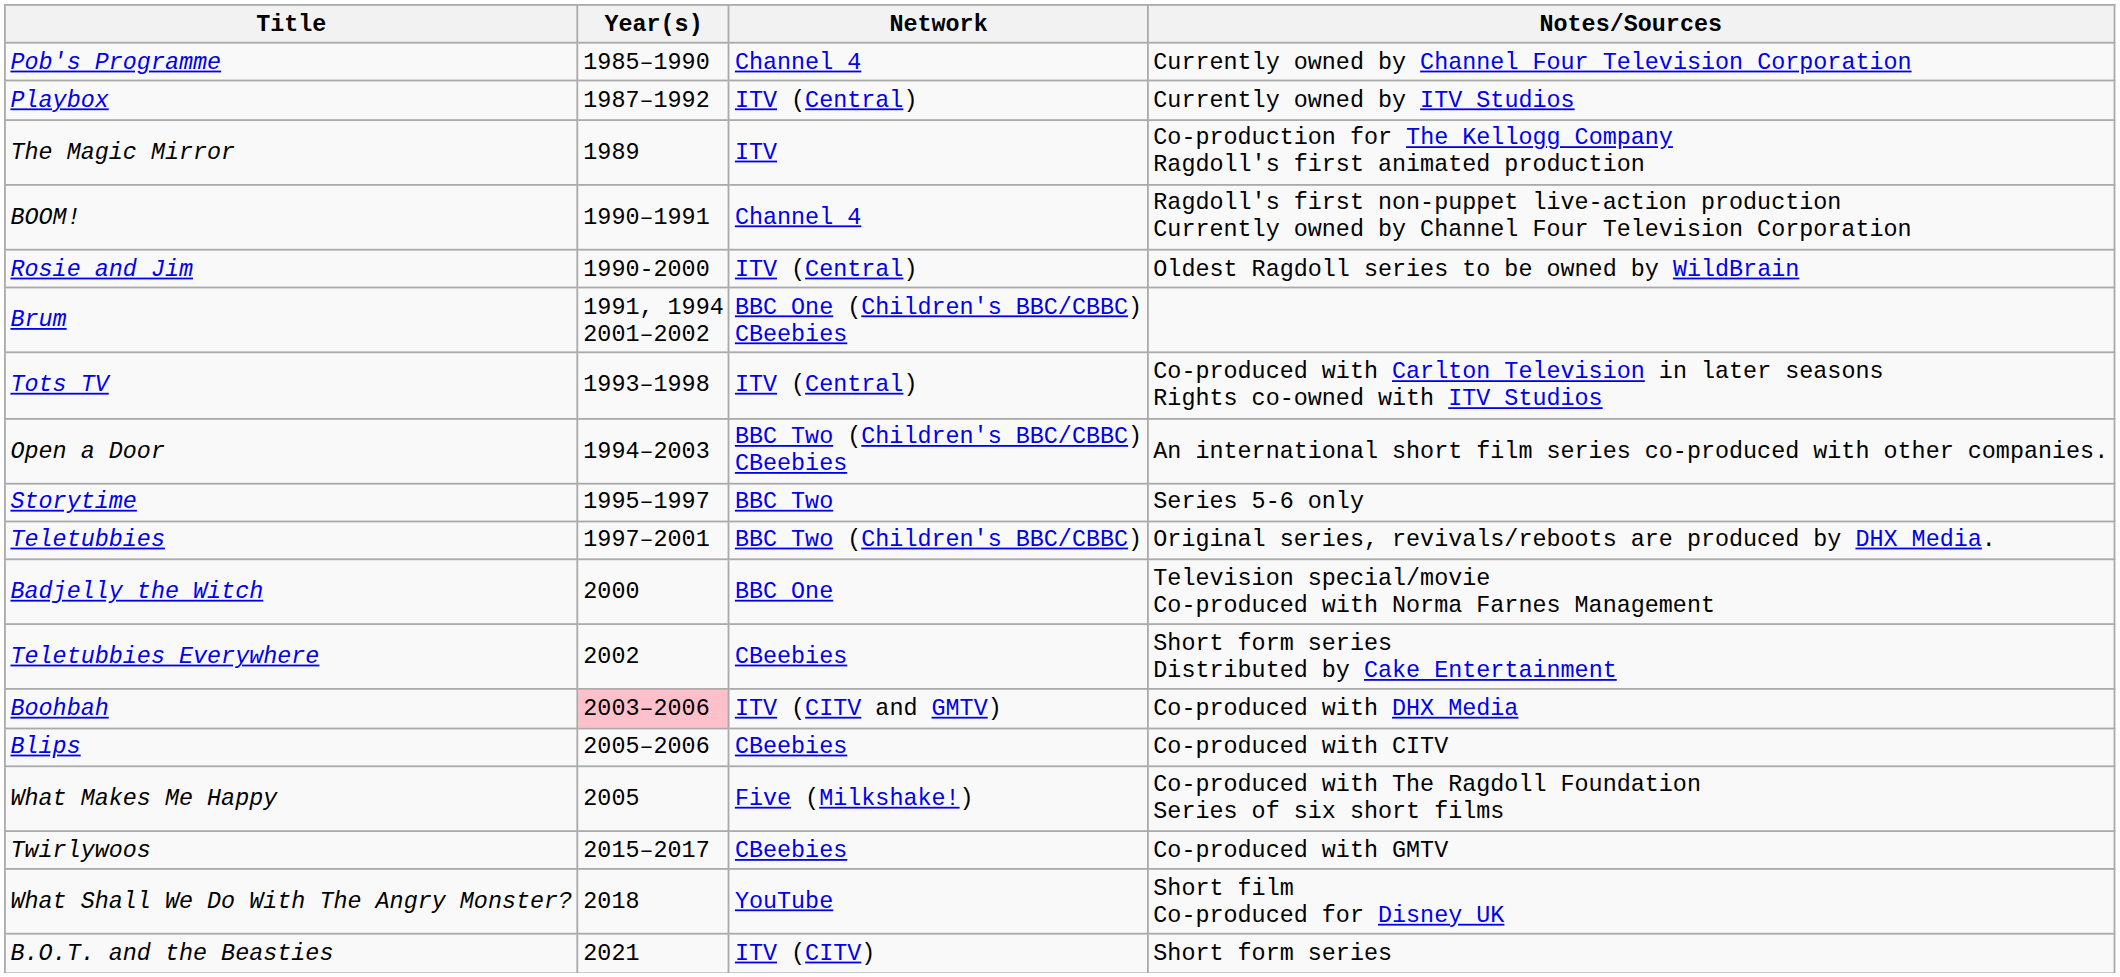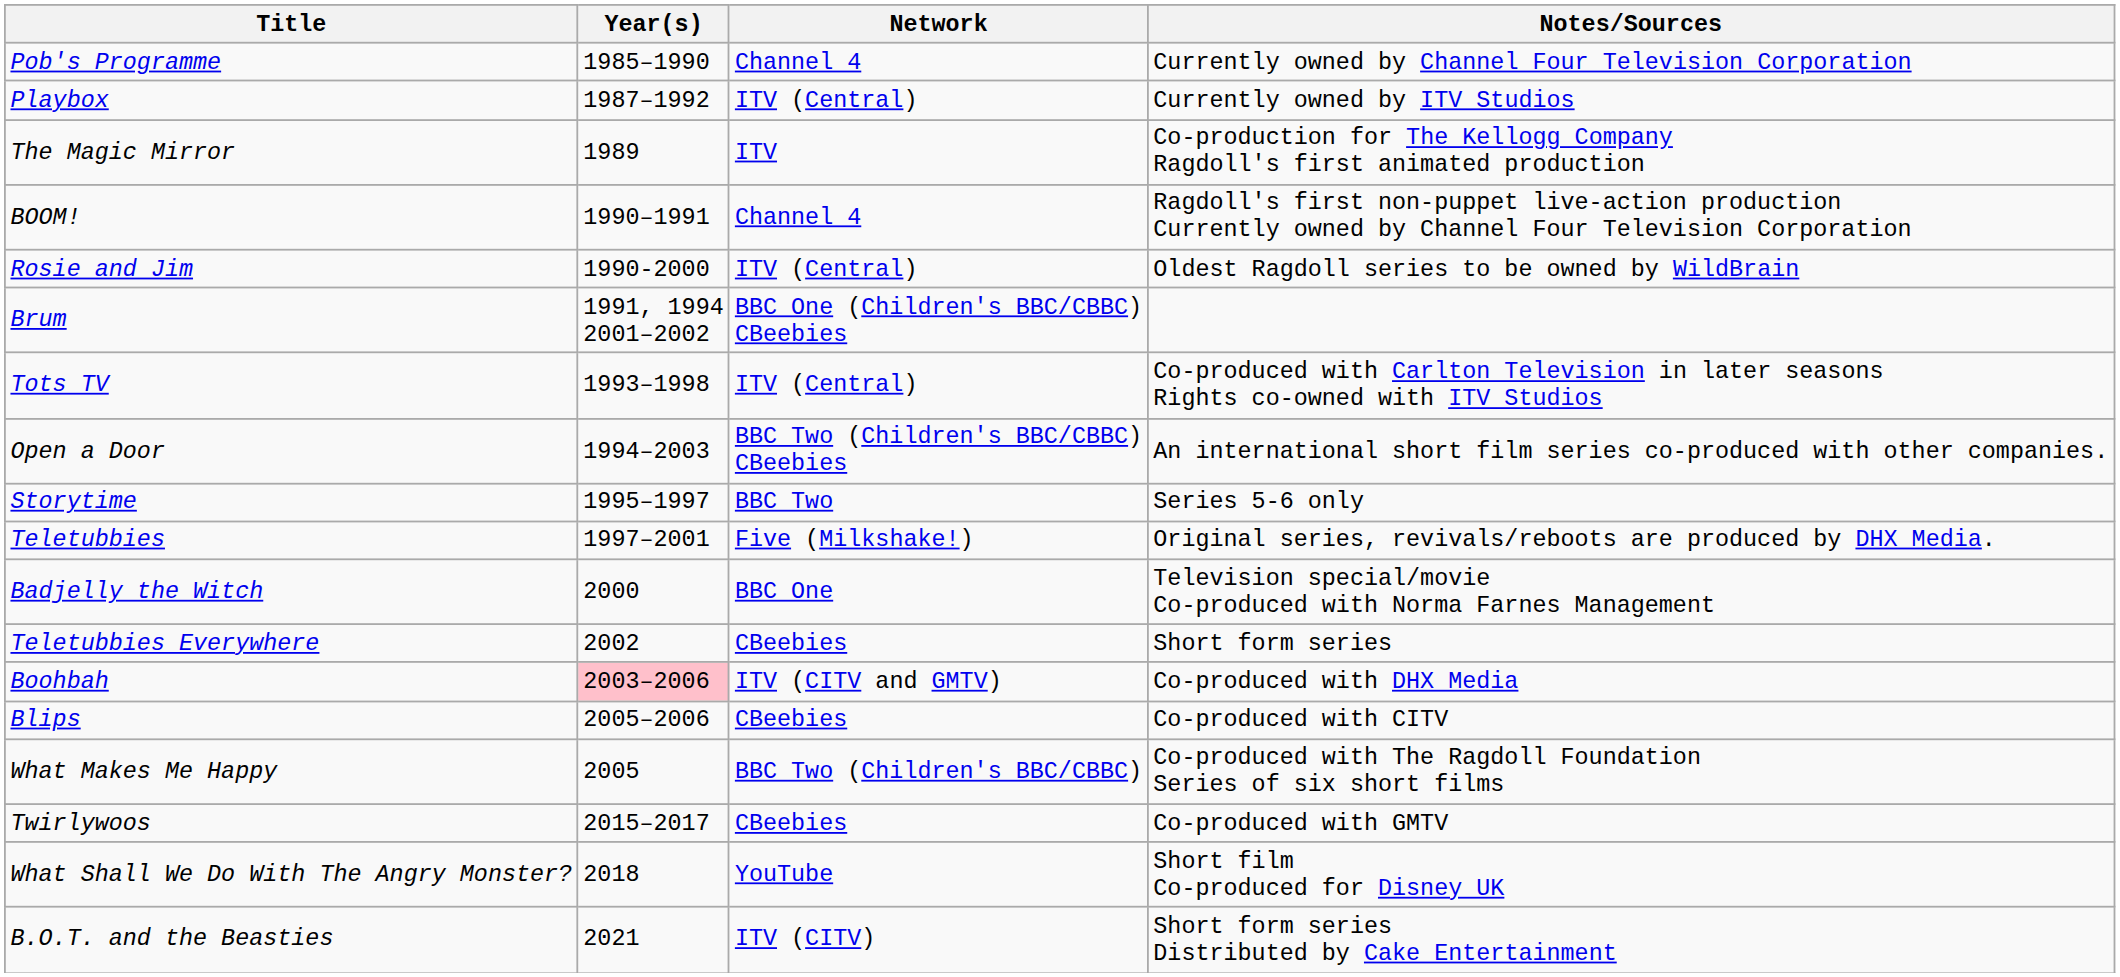(939, 540) BBC Two (Children's BBC/CBBC) -> (854, 540) Five (Milkshake!)
(1385, 657) Short form series Distributed by Cake Entertainment -> (1273, 644) Short form series
(854, 799) Five (Milkshake!) -> (939, 772) BBC Two (Children's BBC/CBBC)
(1273, 953) Short form series -> (1385, 940) Short form series Distributed by Cake Entertainment
